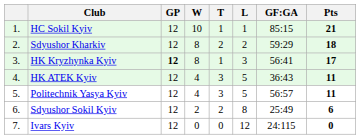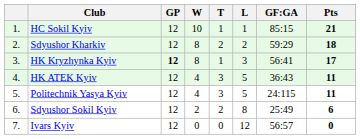(281, 93) 56:57 -> (281, 93) 24:115
(281, 126) 24:115 -> (281, 126) 56:57
